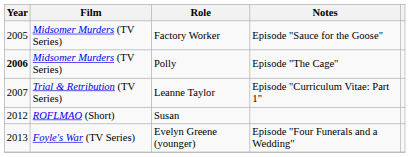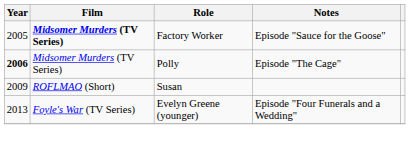(84, 35) normal -> (85, 35) bold
- row: (184, 92)
(17, 115) 2012 -> (17, 86) 2009
